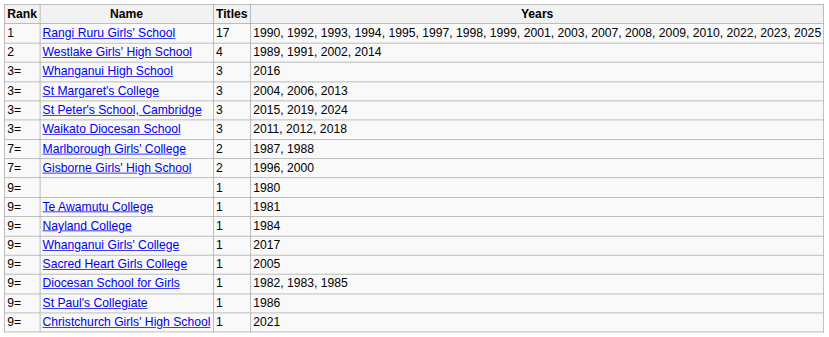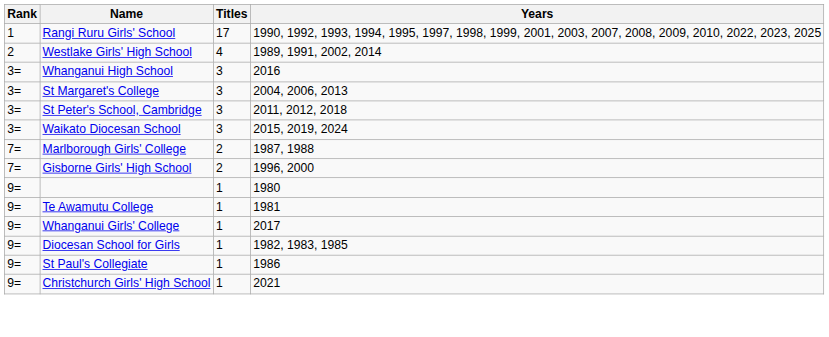(300, 110) 2015, 2019, 2024 -> (300, 110) 2011, 2012, 2018
(300, 129) 2011, 2012, 2018 -> (300, 129) 2015, 2019, 2024
- row: (87, 226)
- row: (115, 264)
